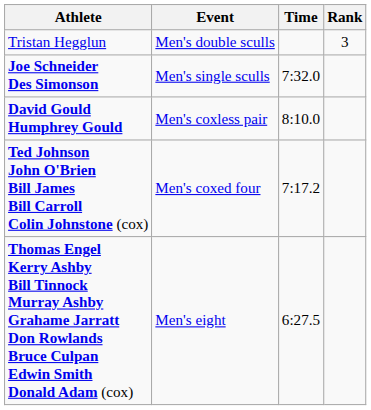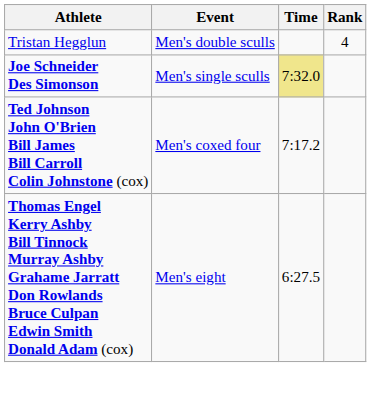(345, 42) 3 -> (345, 42) 4
(301, 76) no background -> (301, 76) khaki background
- row: (65, 118)
